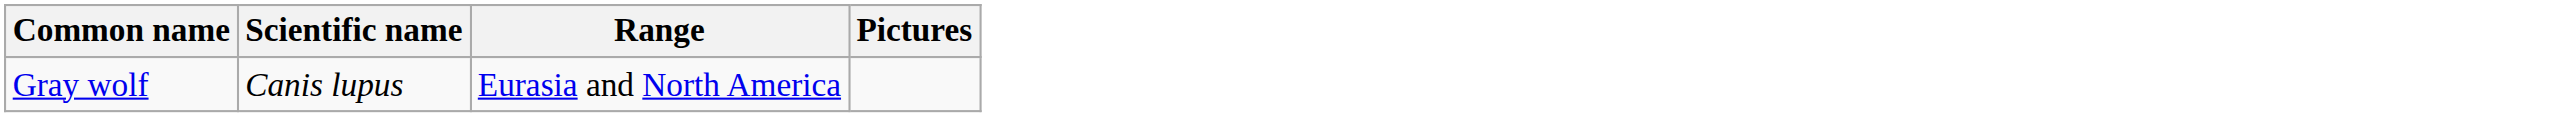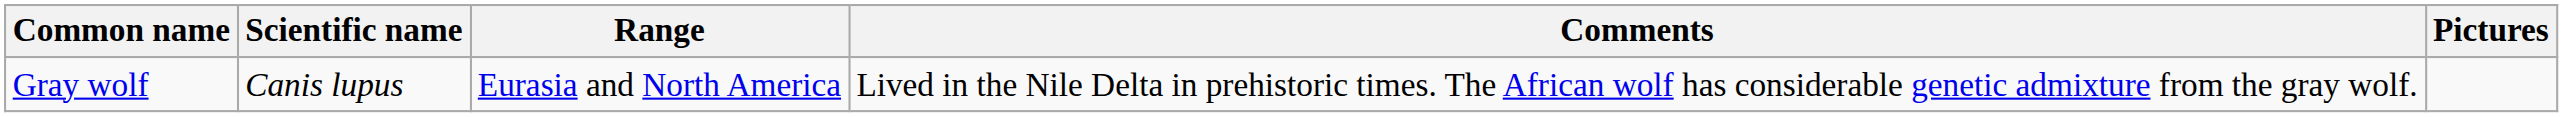+ column: (1637, 30)
